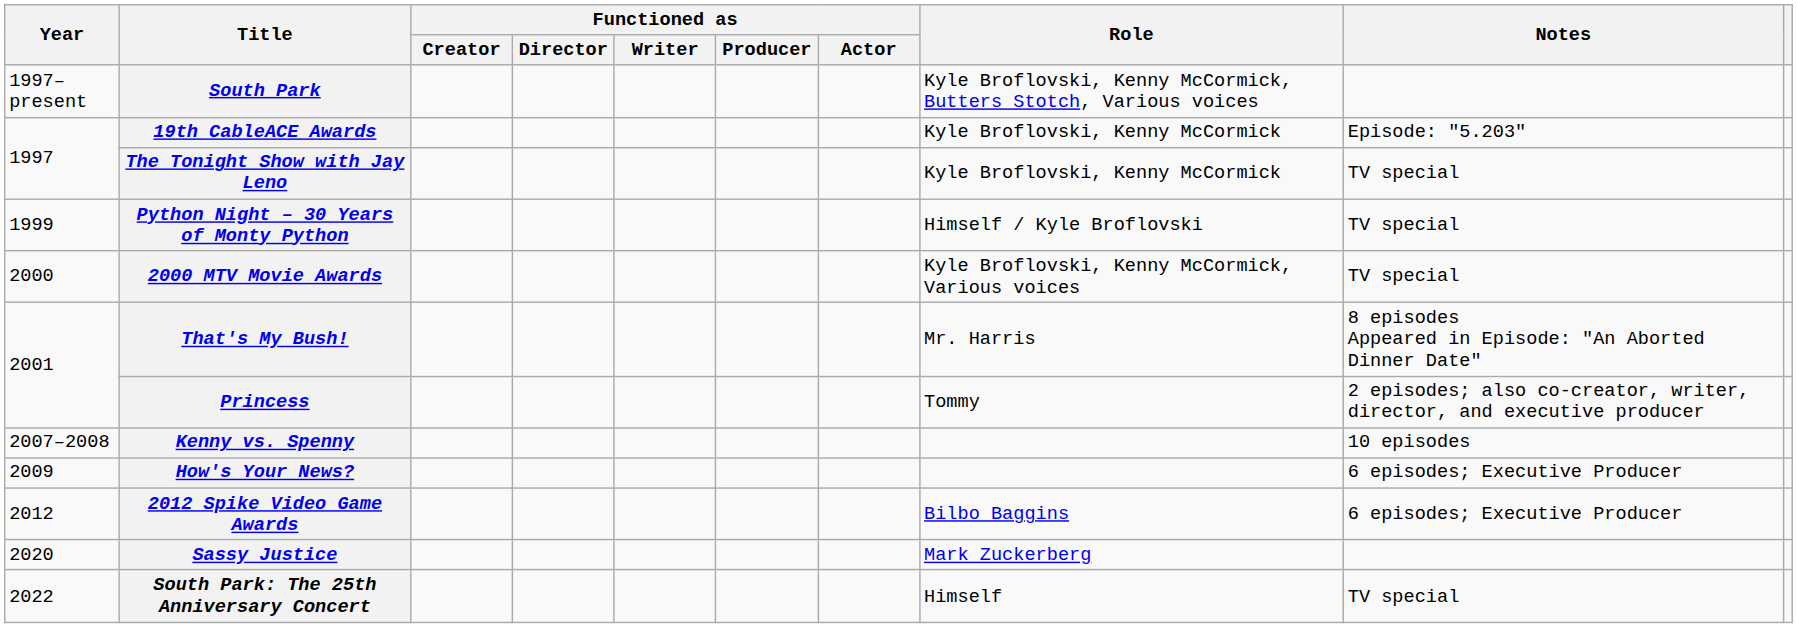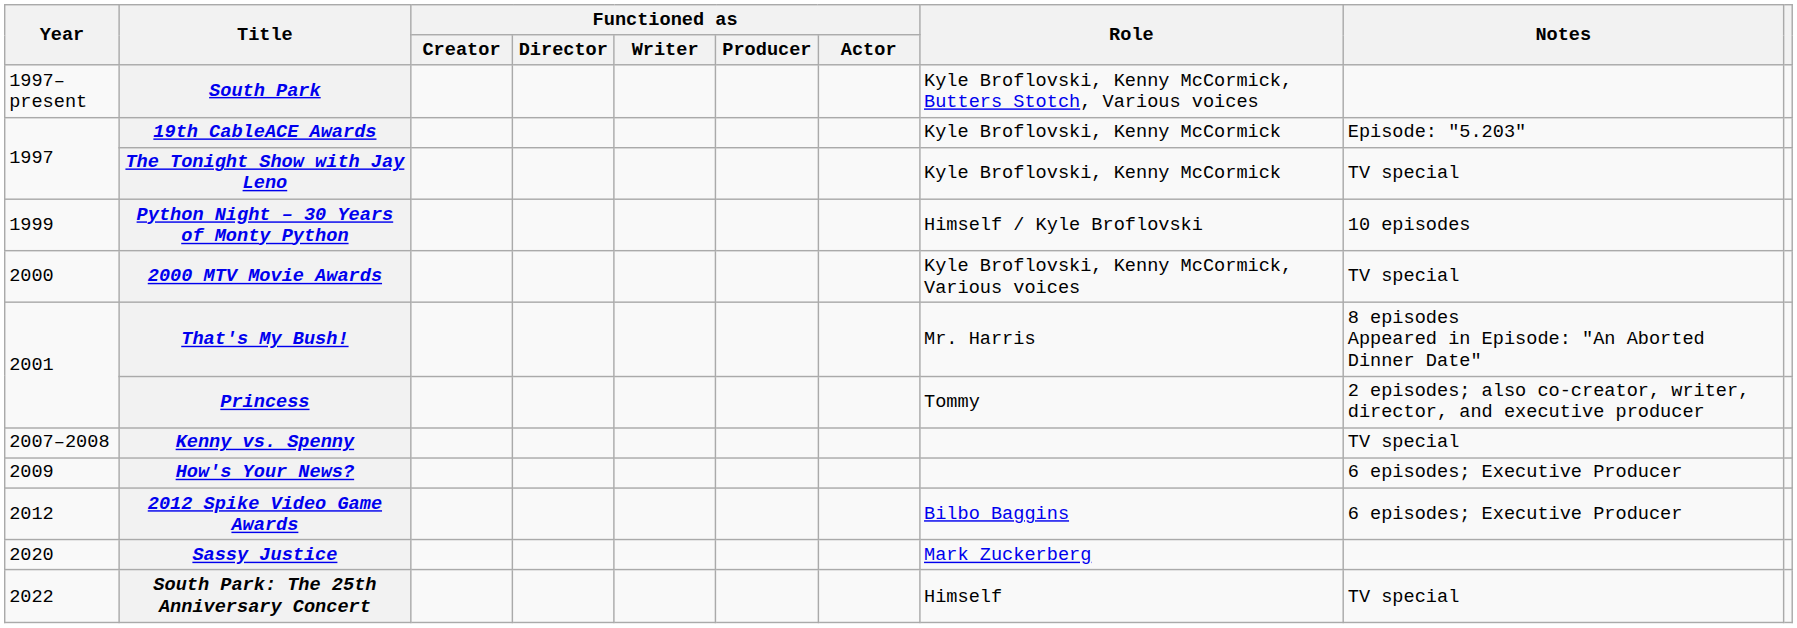(1404, 225) TV special -> (1409, 225) 10 episodes
(1409, 443) 10 episodes -> (1404, 443) TV special
